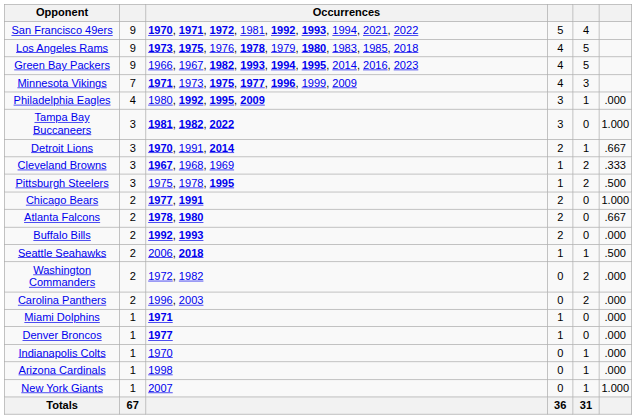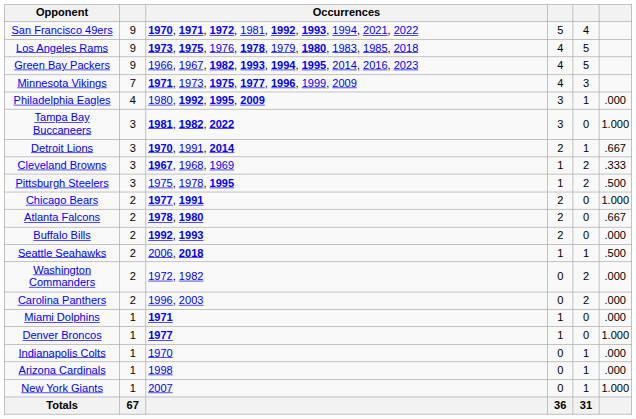(615, 335) .000 -> (615, 335) 1.000
